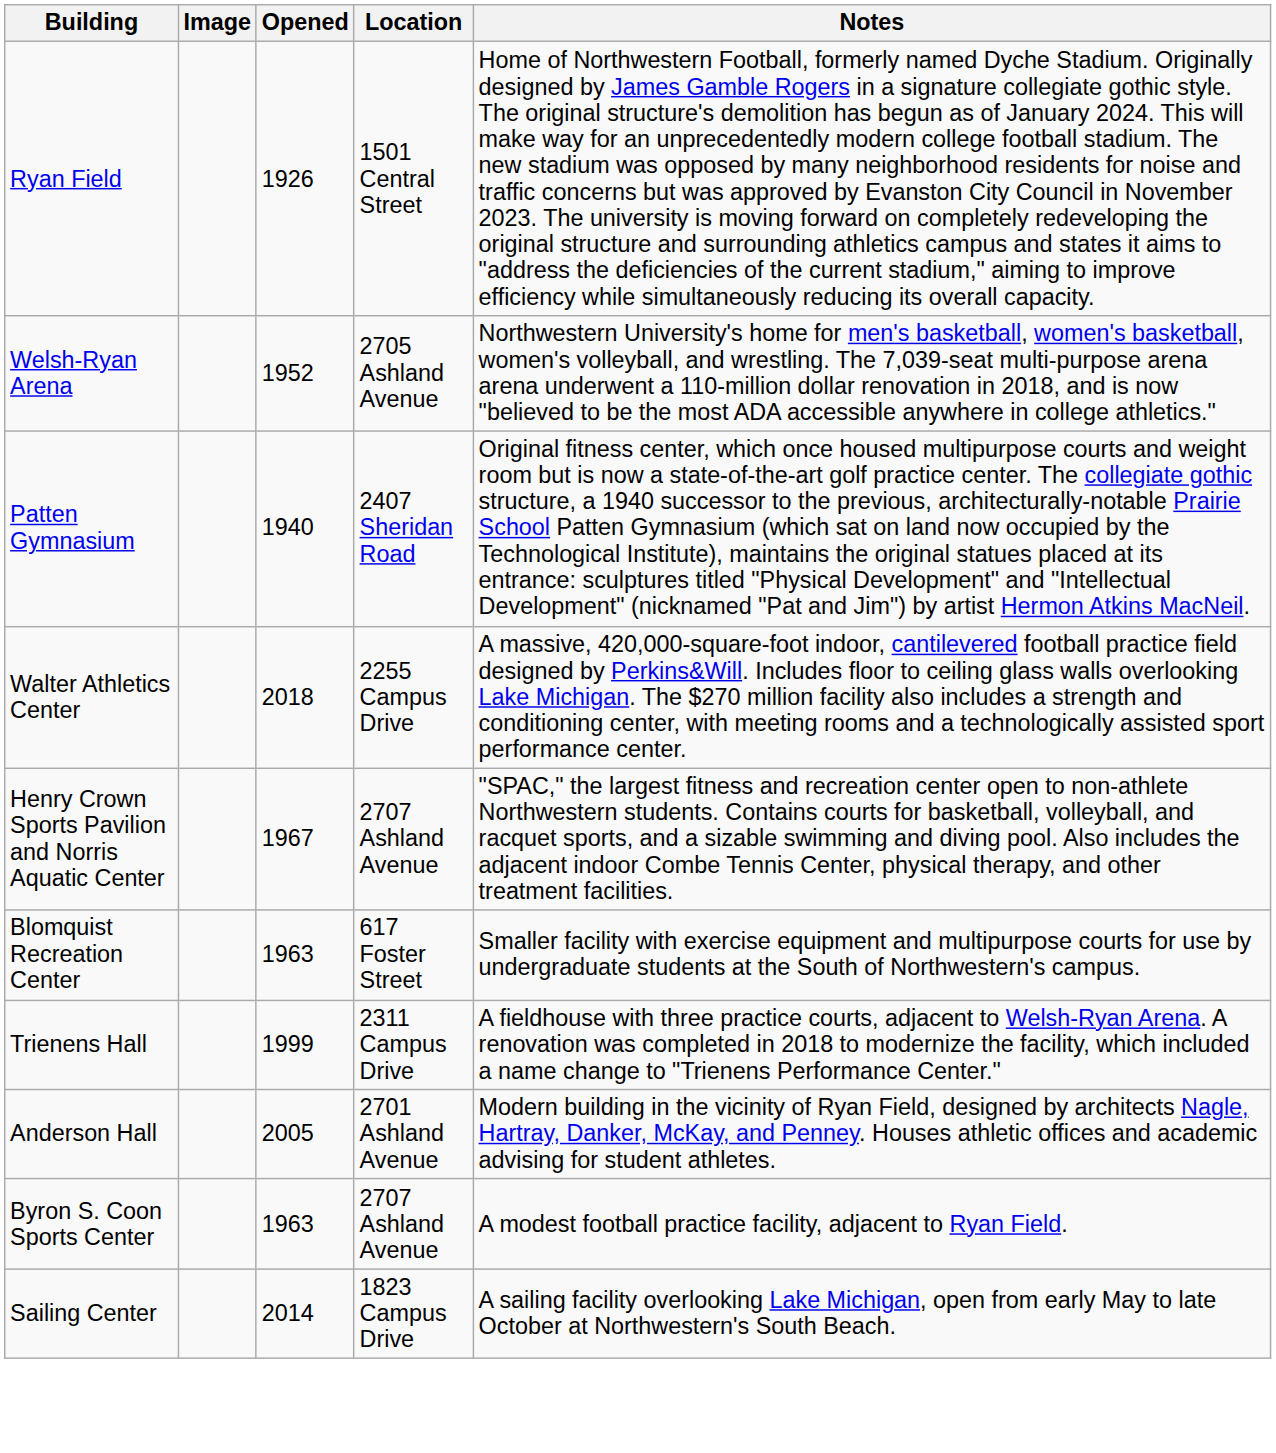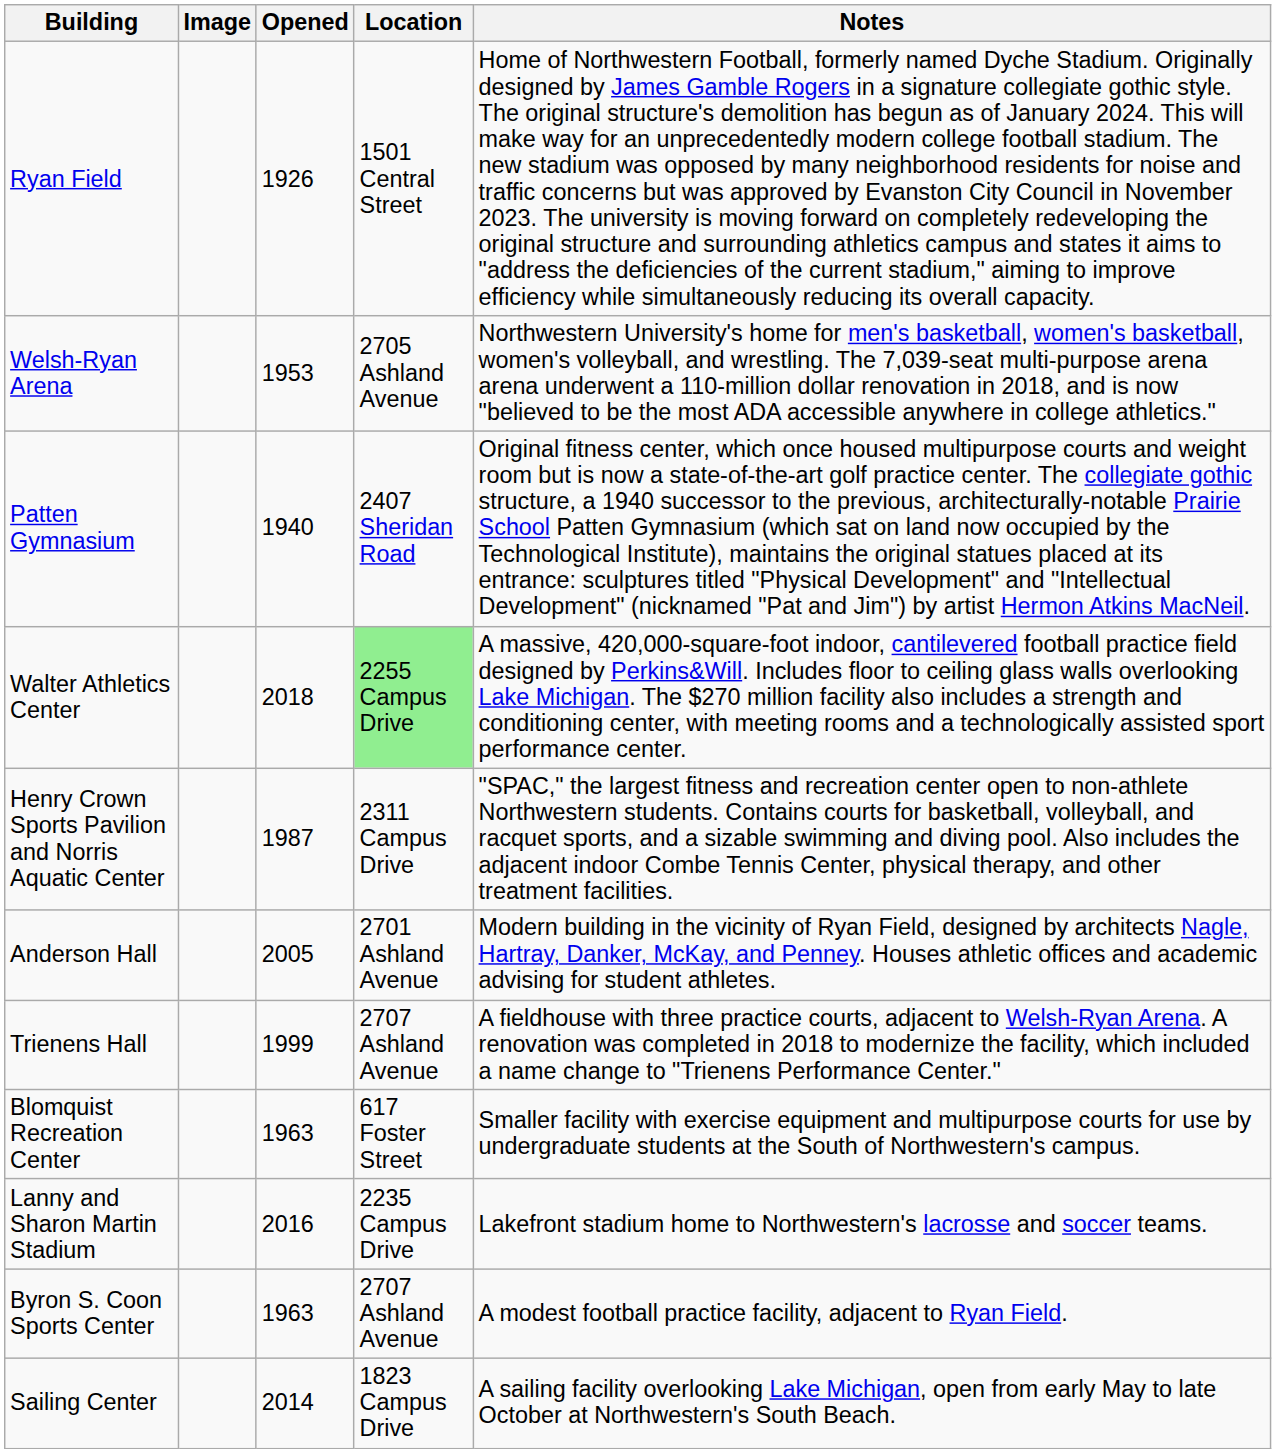(288, 373) 1952 -> (288, 373) 1953
(403, 696) no background -> (403, 696) lightgreen background
(288, 838) 1967 -> (288, 838) 1987
(402, 838) 2707 Ashland Avenue -> (403, 838) 2311 Campus Drive
rows swapped: (67, 954) <-> (83, 1134)
(403, 1044) 2311 Campus Drive -> (402, 1044) 2707 Ashland Avenue
+ row: (83, 1223)
